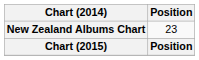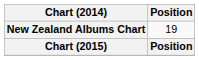(171, 30) 23 -> (171, 30) 19
